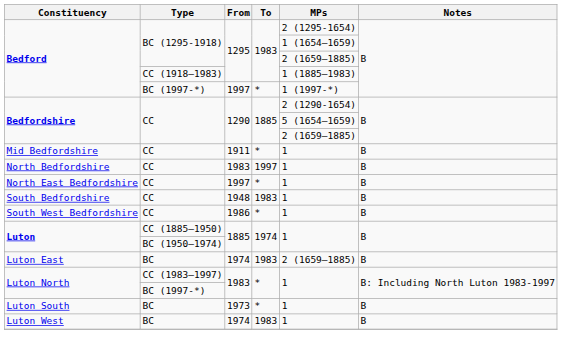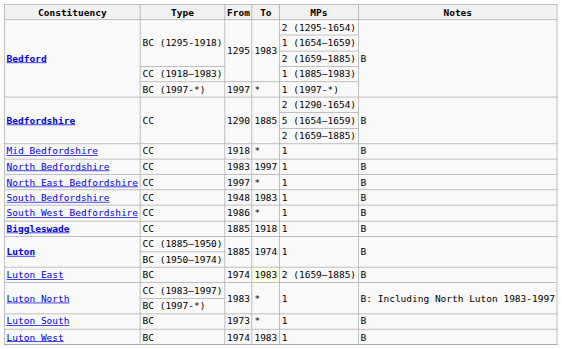(238, 151) 1911 -> (238, 151) 1918
+ row: (38, 229)
(266, 260) no background -> (266, 275) lightyellow background
